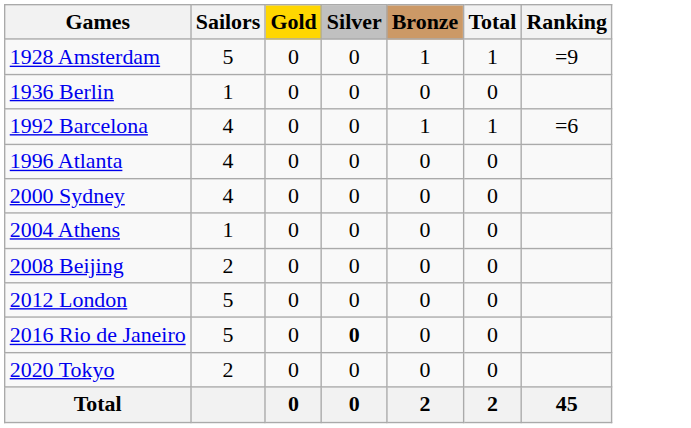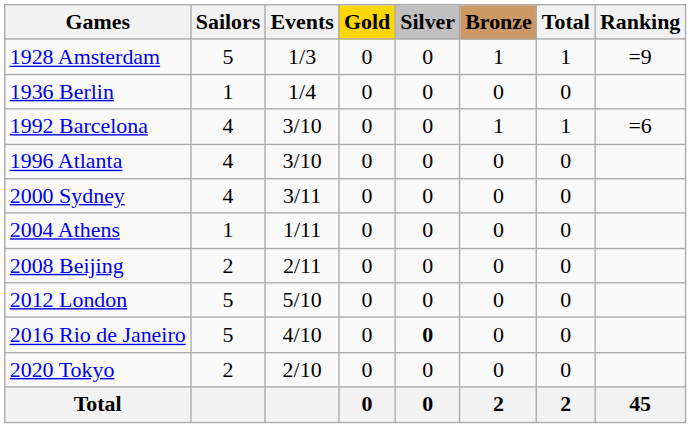+ column: (302, 21)
